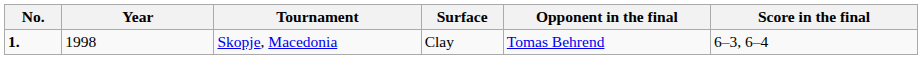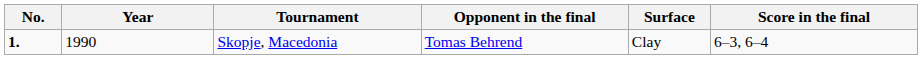columns swapped: (462, 16) <-> (607, 16)
(81, 41) 1998 -> (81, 41) 1990
